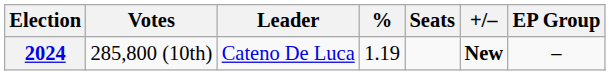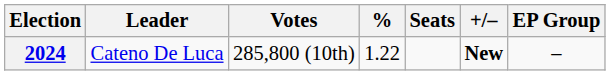columns swapped: (288, 20) <-> (151, 20)
(382, 53) 1.19 -> (382, 53) 1.22
